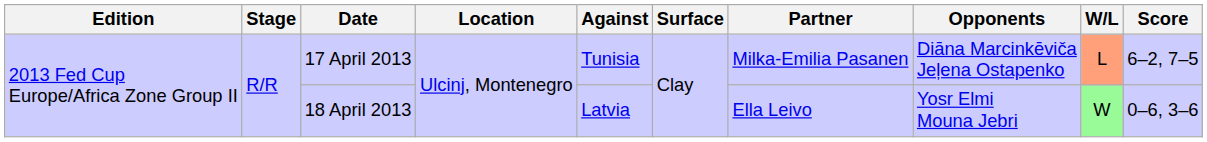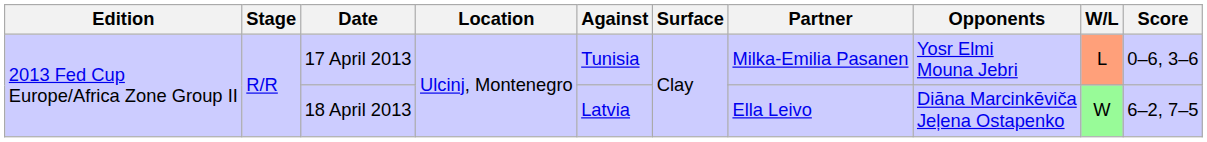(997, 59) Diāna Marcinkēviča Jeļena Ostapenko -> (967, 59) Yosr Elmi Mouna Jebri
(1163, 59) 6–2, 7–5 -> (1163, 59) 0–6, 3–6
(967, 110) Yosr Elmi Mouna Jebri -> (997, 110) Diāna Marcinkēviča Jeļena Ostapenko
(1163, 110) 0–6, 3–6 -> (1163, 110) 6–2, 7–5
